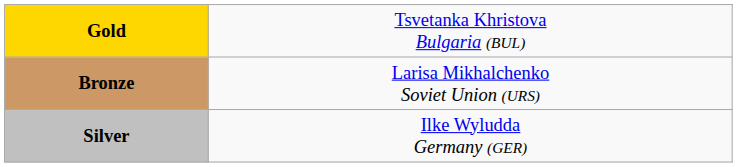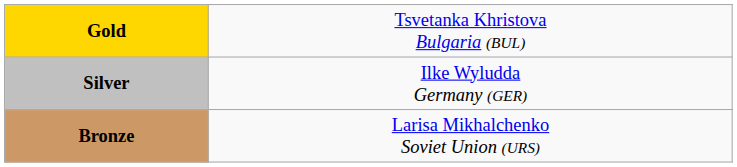rows swapped: (106, 135) <-> (106, 82)
